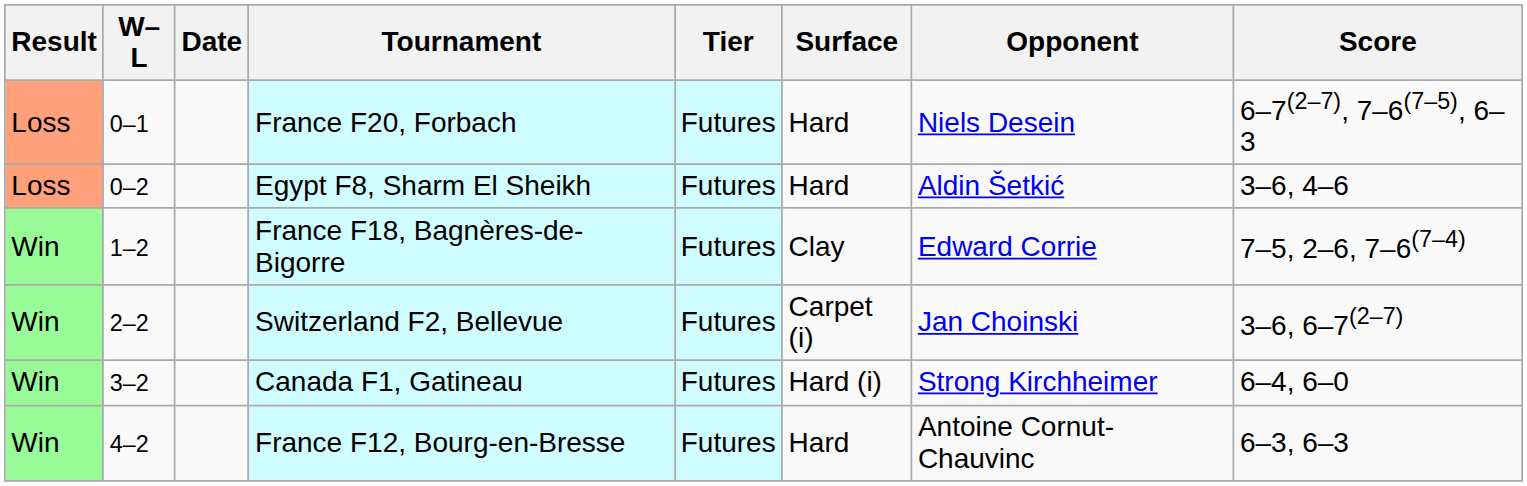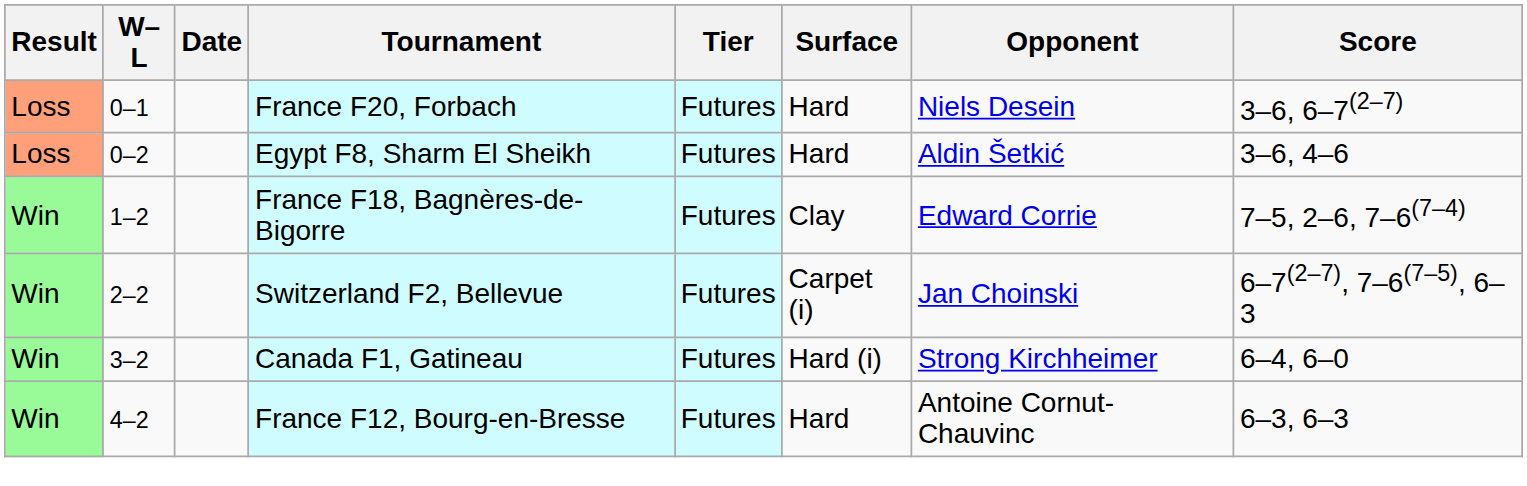(1372, 122) 6–7(2–7), 7–6(7–5), 6–3 -> (1322, 106) 3–6, 6–7(2–7)
(1322, 322) 3–6, 6–7(2–7) -> (1372, 294) 6–7(2–7), 7–6(7–5), 6–3
